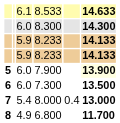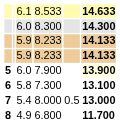(24, 86) 6.0 -> (24, 86) 5.8
(99, 86) 13.500 -> (99, 86) 13.100
(72, 101) 0.4 -> (72, 101) 0.5
